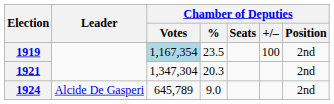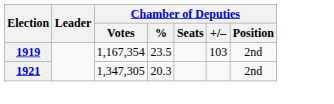(174, 52) lightblue background -> (121, 52) no background
(271, 52) 100 -> (218, 52) 103
(174, 71) 1,347,304 -> (121, 71) 1,347,305
- row: (28, 90)
